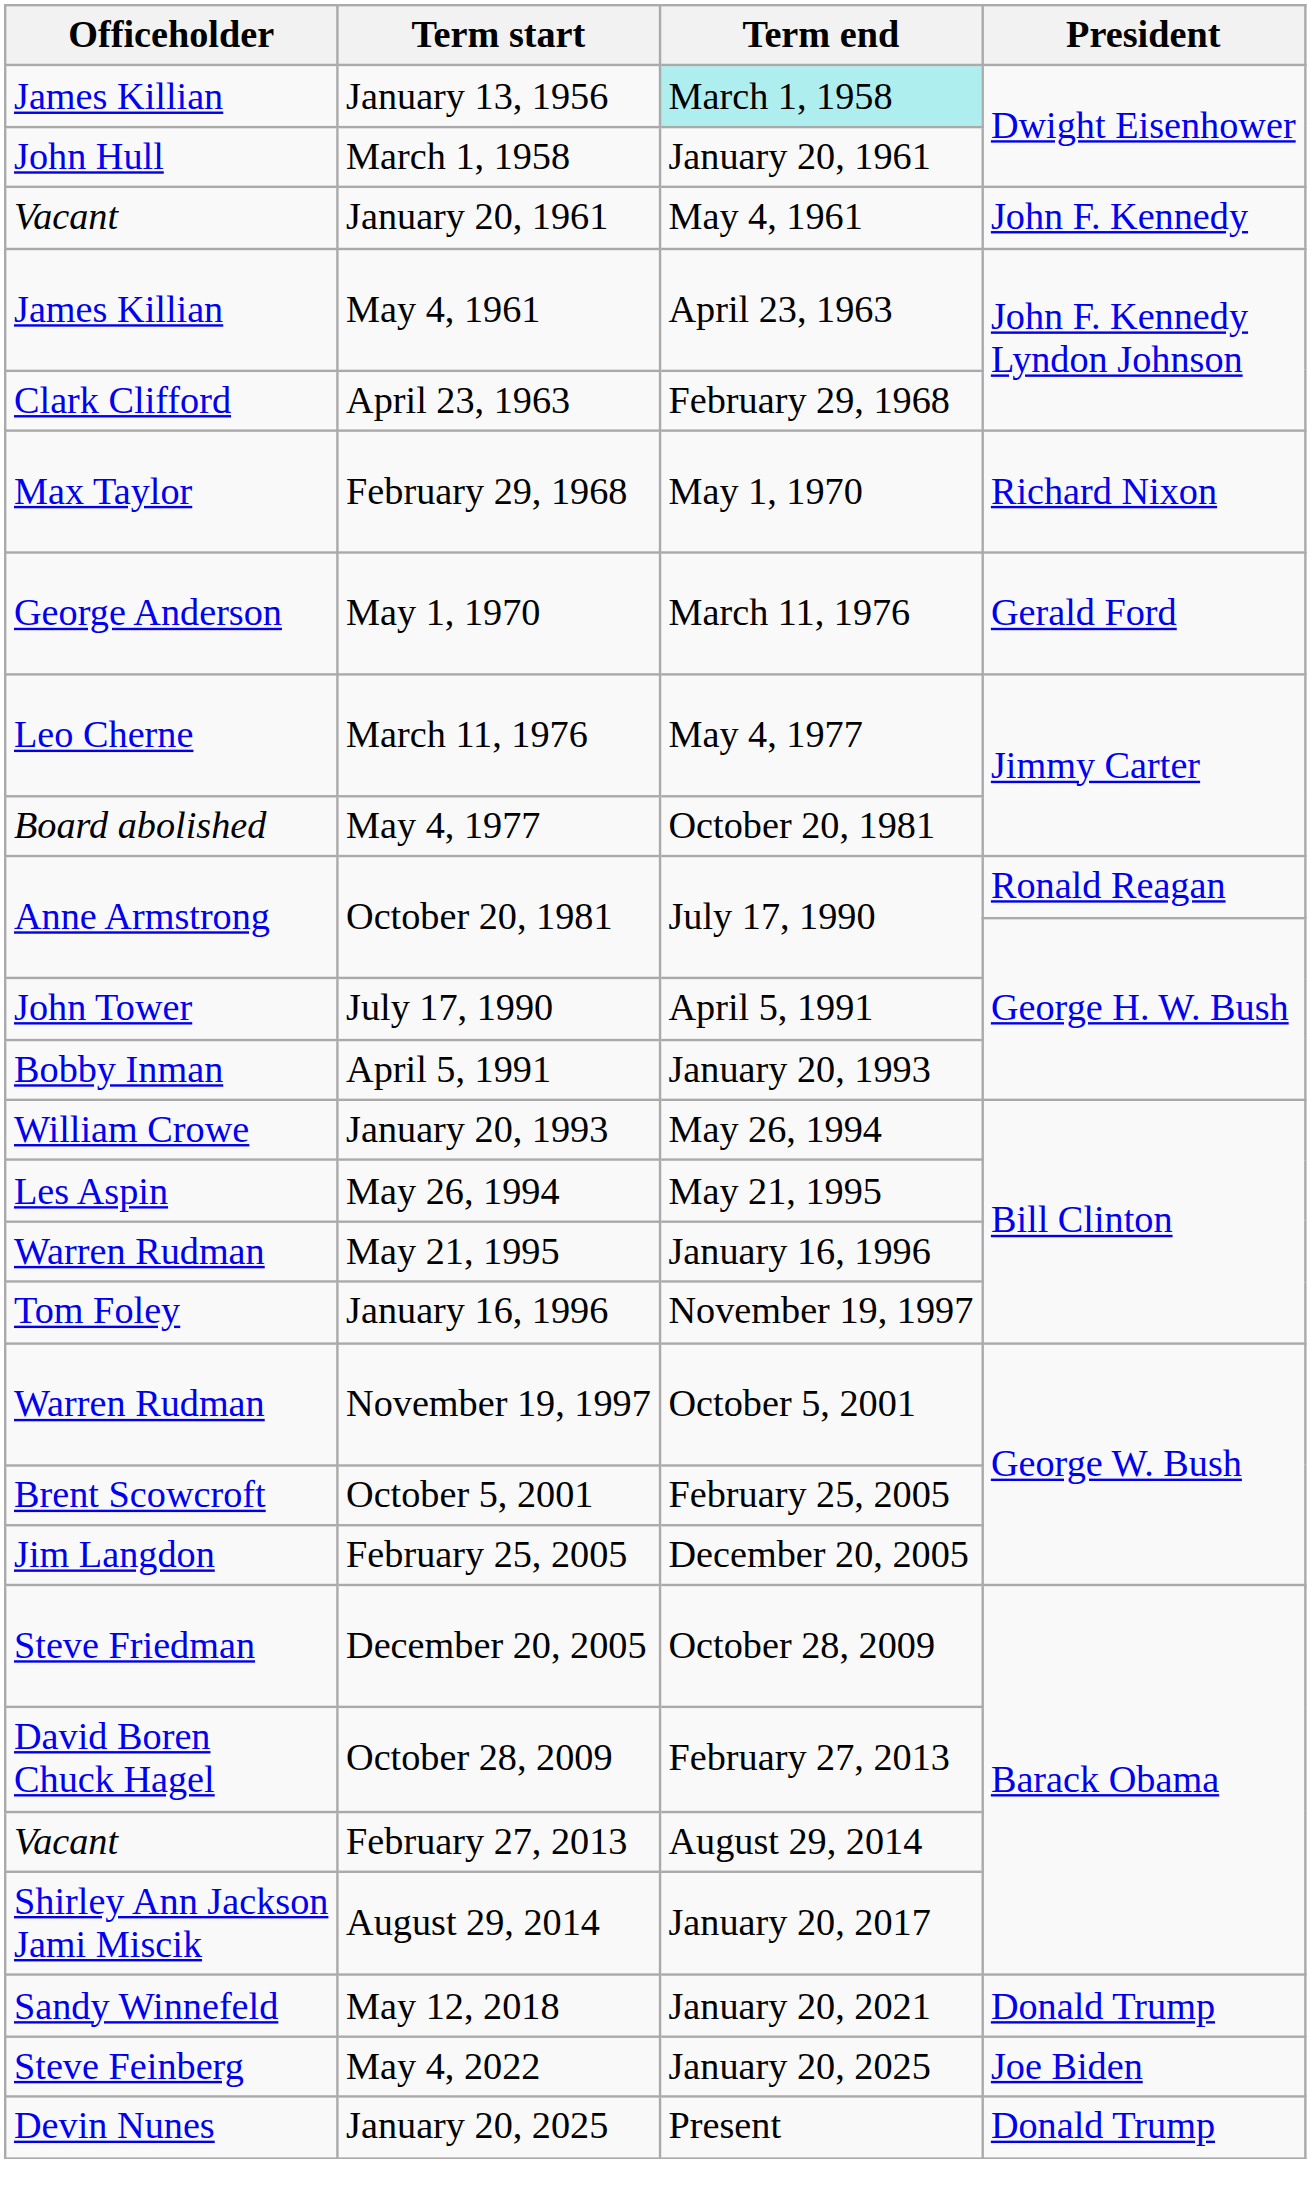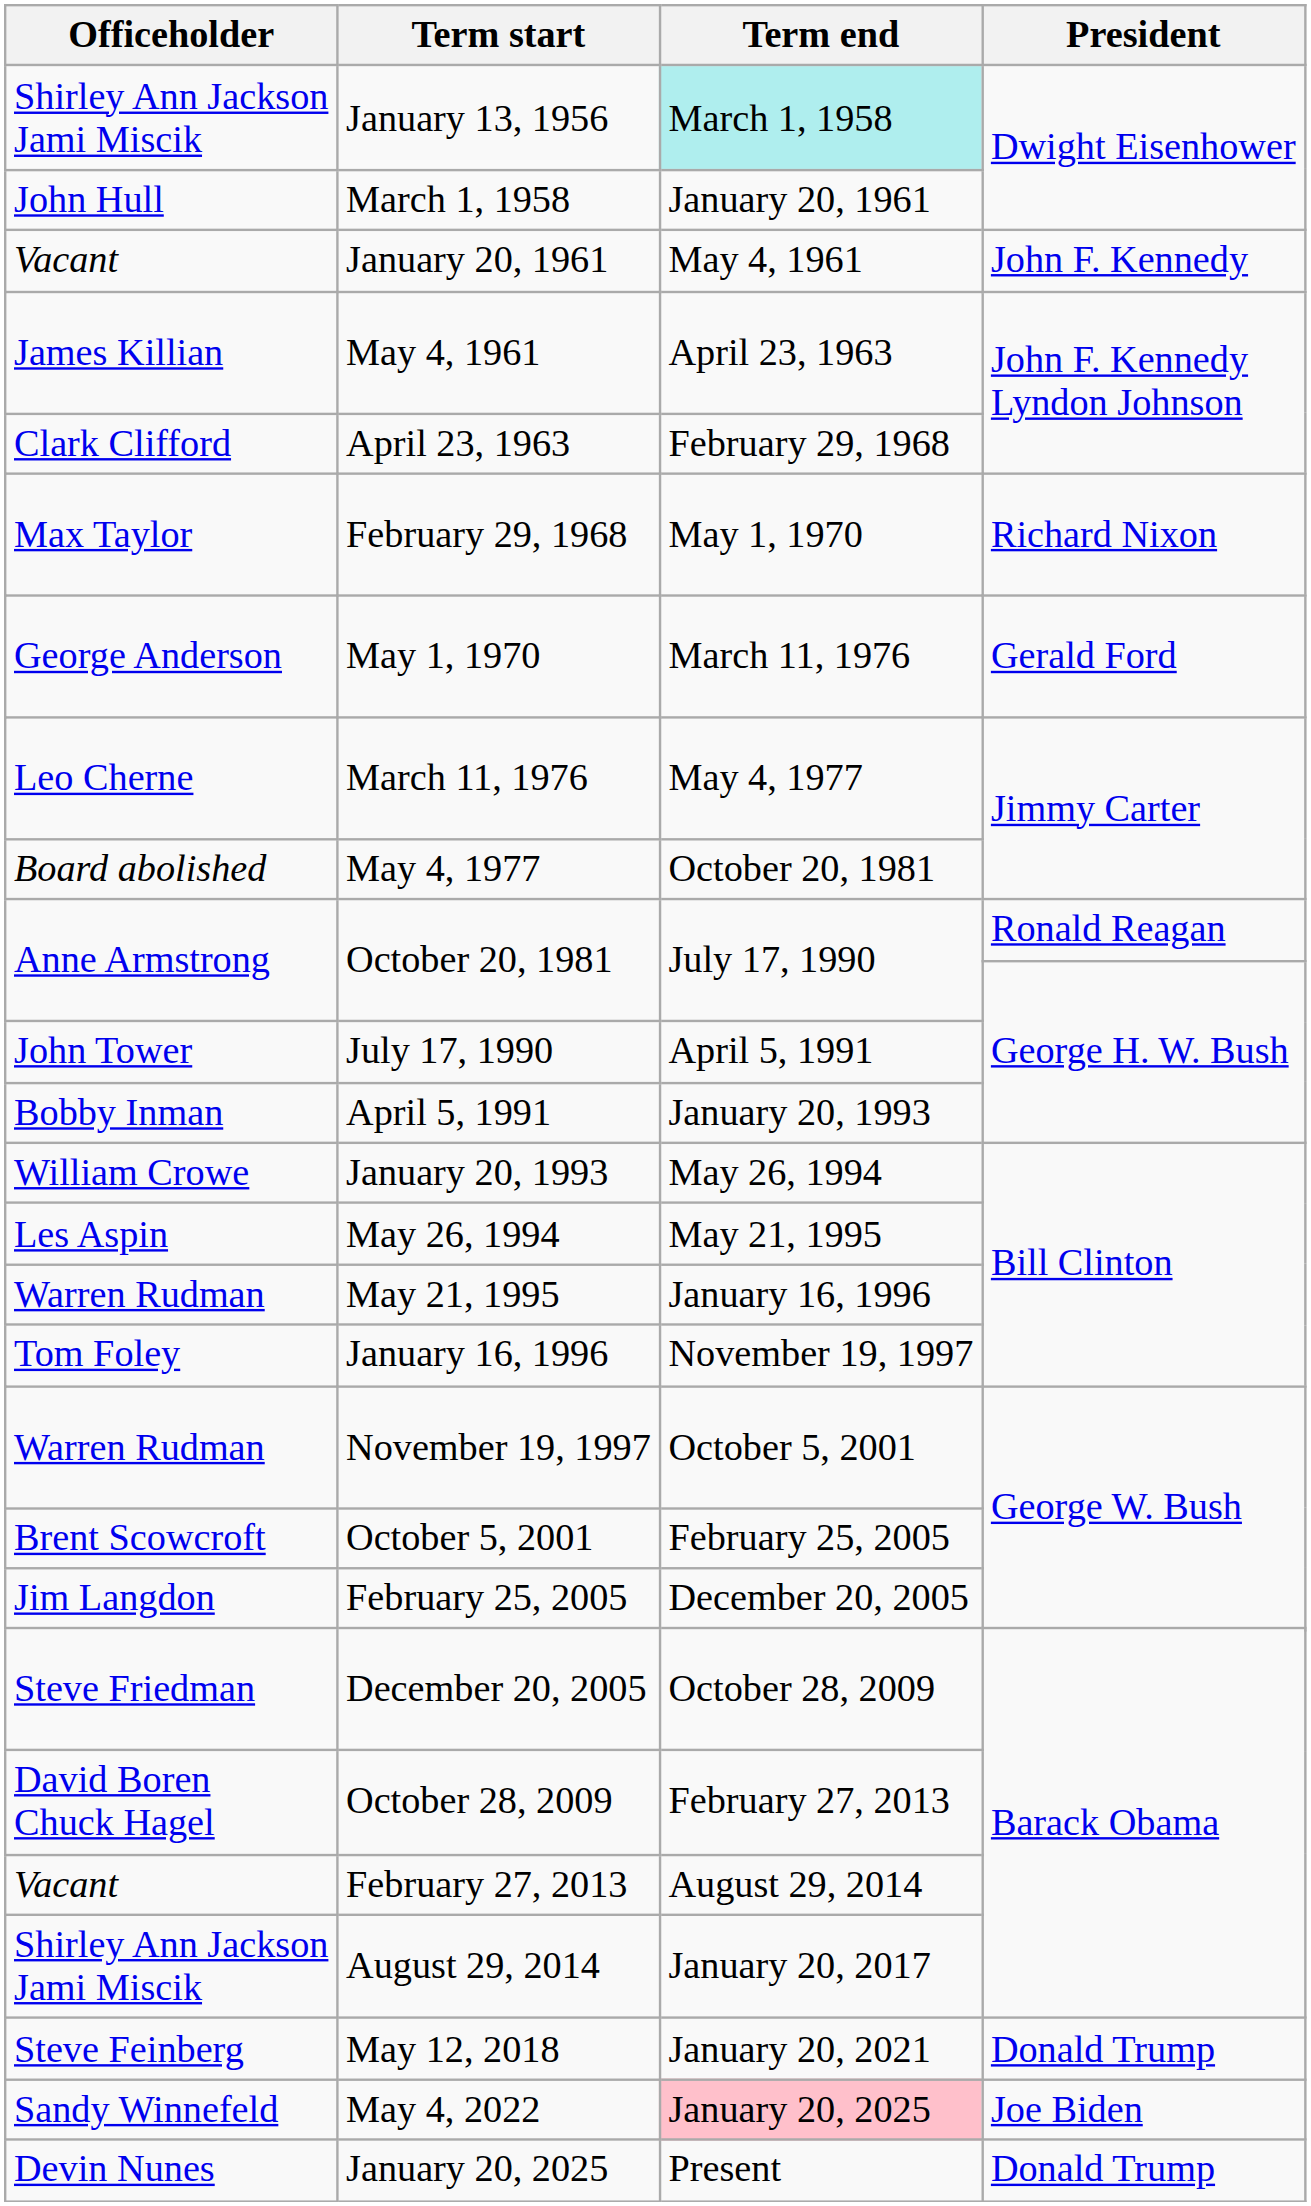(119, 95) James Killian -> (171, 116) Shirley Ann Jackson Jami Miscik
(146, 2005) Sandy Winnefeld -> (129, 2048) Steve Feinberg
(129, 2065) Steve Feinberg -> (146, 2108) Sandy Winnefeld
(800, 2065) no background -> (800, 2108) pink background
